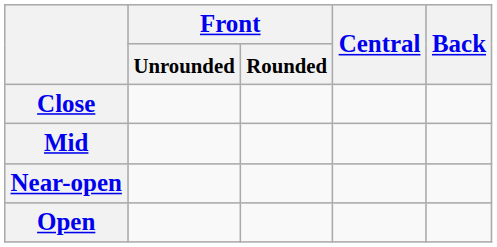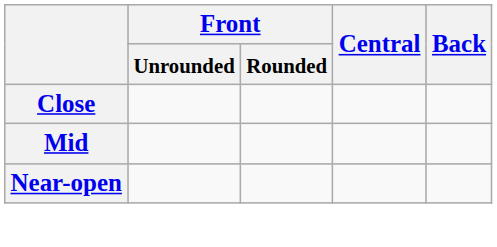- row: (66, 222)
